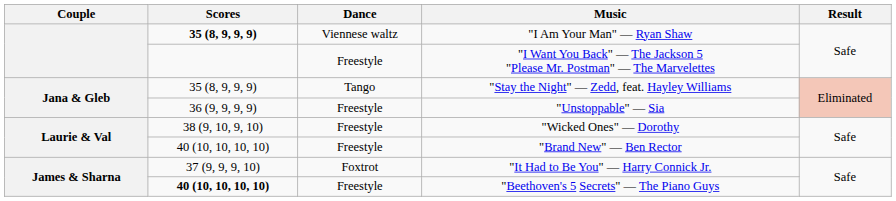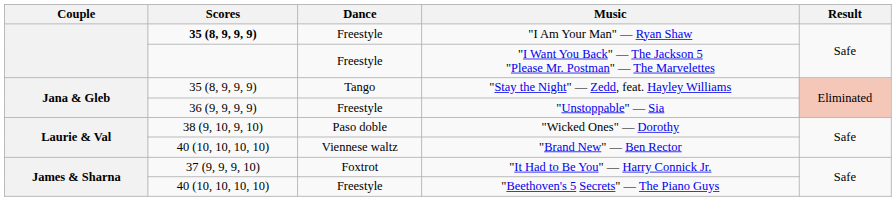(360, 34) Viennese waltz -> (360, 34) Freestyle
(360, 127) Freestyle -> (360, 127) Paso doble
(360, 147) Freestyle -> (360, 147) Viennese waltz
(223, 186) bold -> (223, 186) normal
